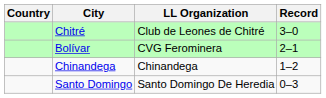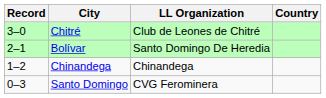columns swapped: (28, 13) <-> (299, 13)
(180, 48) CVG Ferominera -> (202, 48) Santo Domingo De Heredia
(206, 84) Santo Domingo De Heredia -> (175, 84) CVG Ferominera
